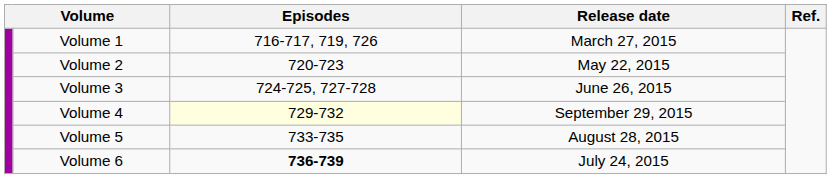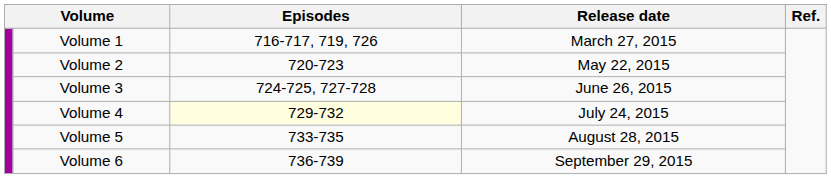(624, 112) September 29, 2015 -> (624, 112) July 24, 2015
(316, 161) bold -> (316, 161) normal
(624, 161) July 24, 2015 -> (624, 161) September 29, 2015
